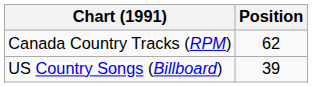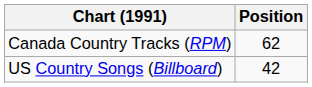(271, 69) 39 -> (271, 69) 42
